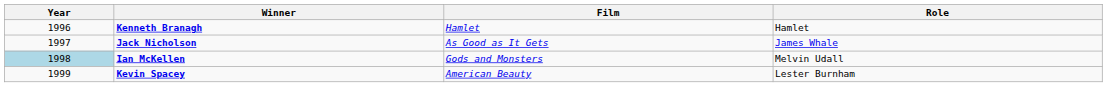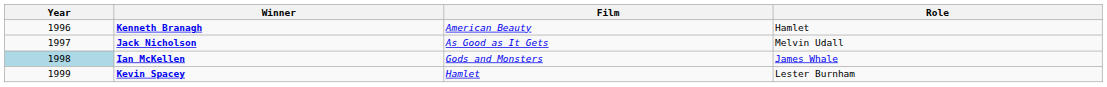(463, 28) Hamlet -> (489, 28) American Beauty
(806, 43) James Whale -> (809, 43) Melvin Udall
(809, 58) Melvin Udall -> (806, 58) James Whale
(489, 74) American Beauty -> (463, 74) Hamlet
